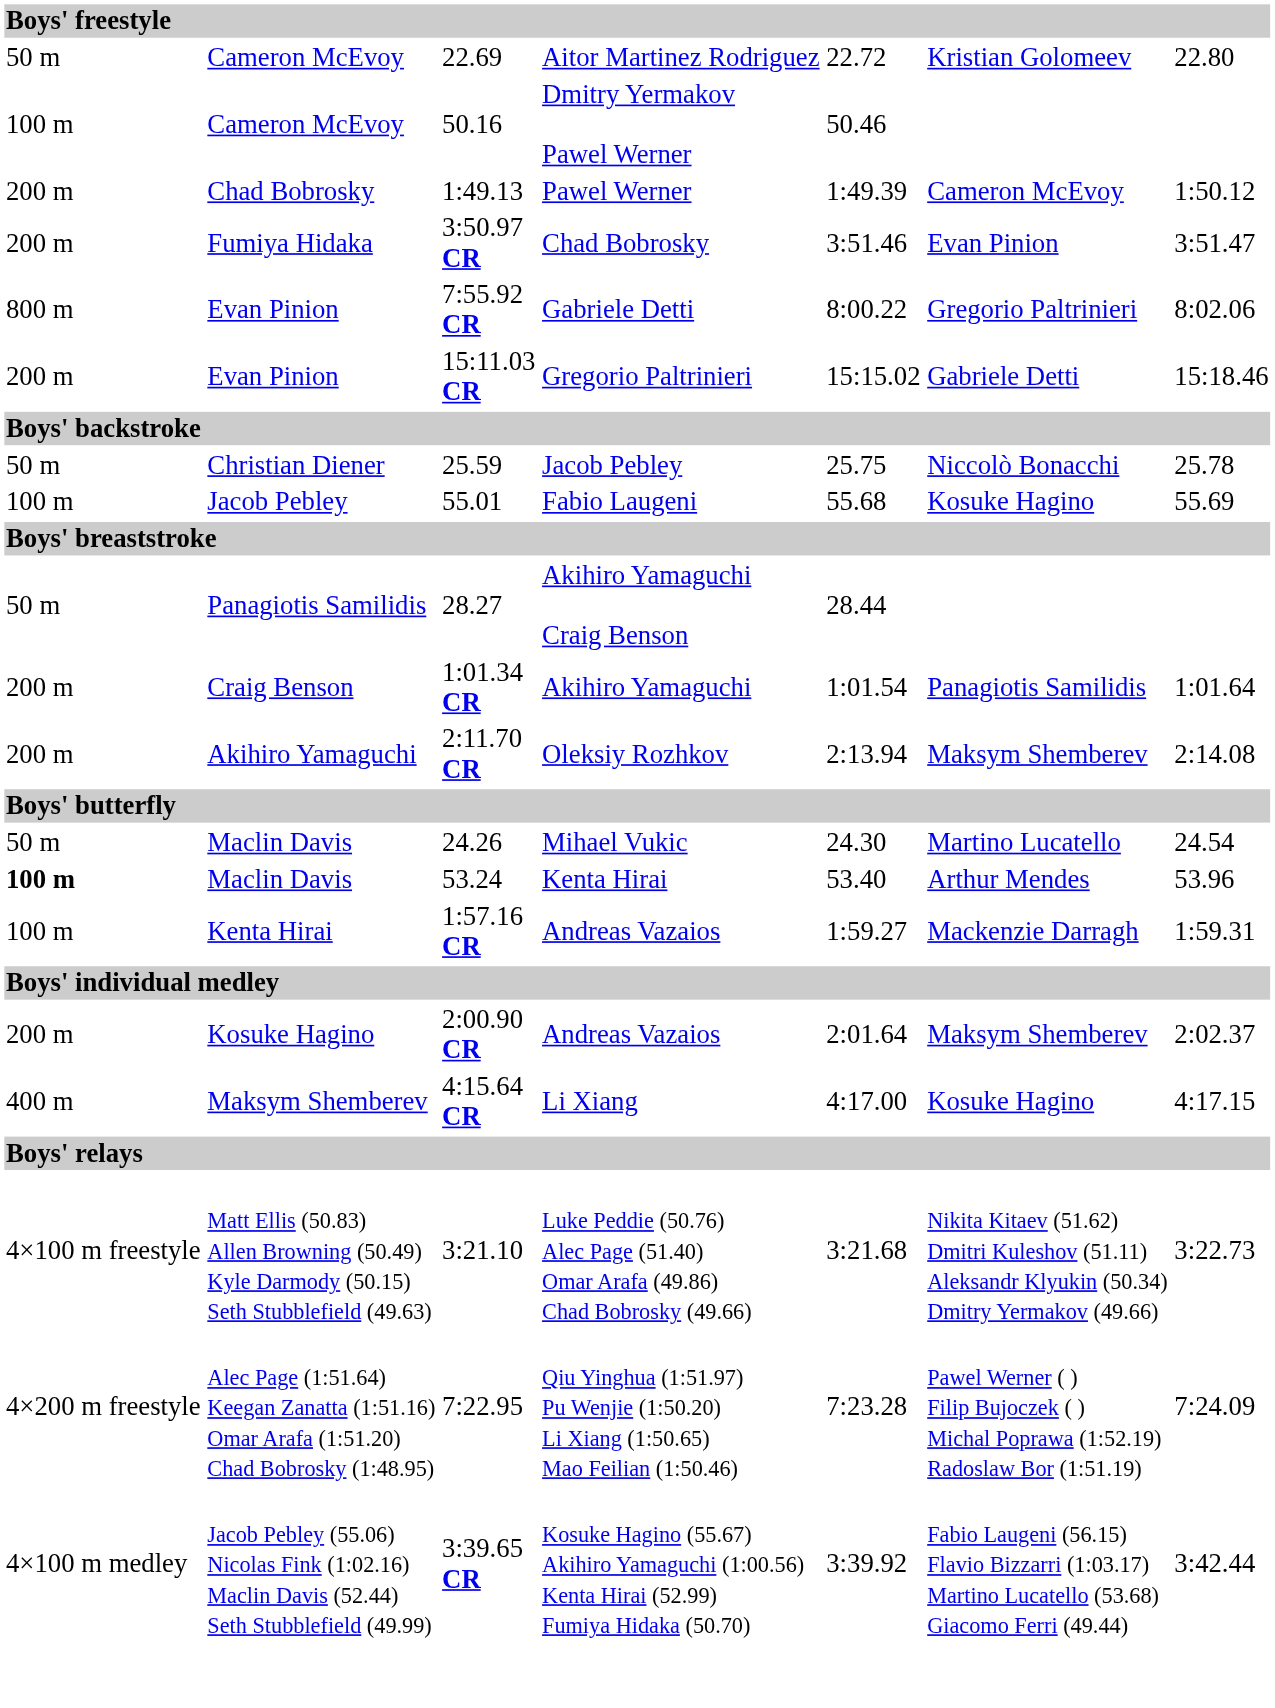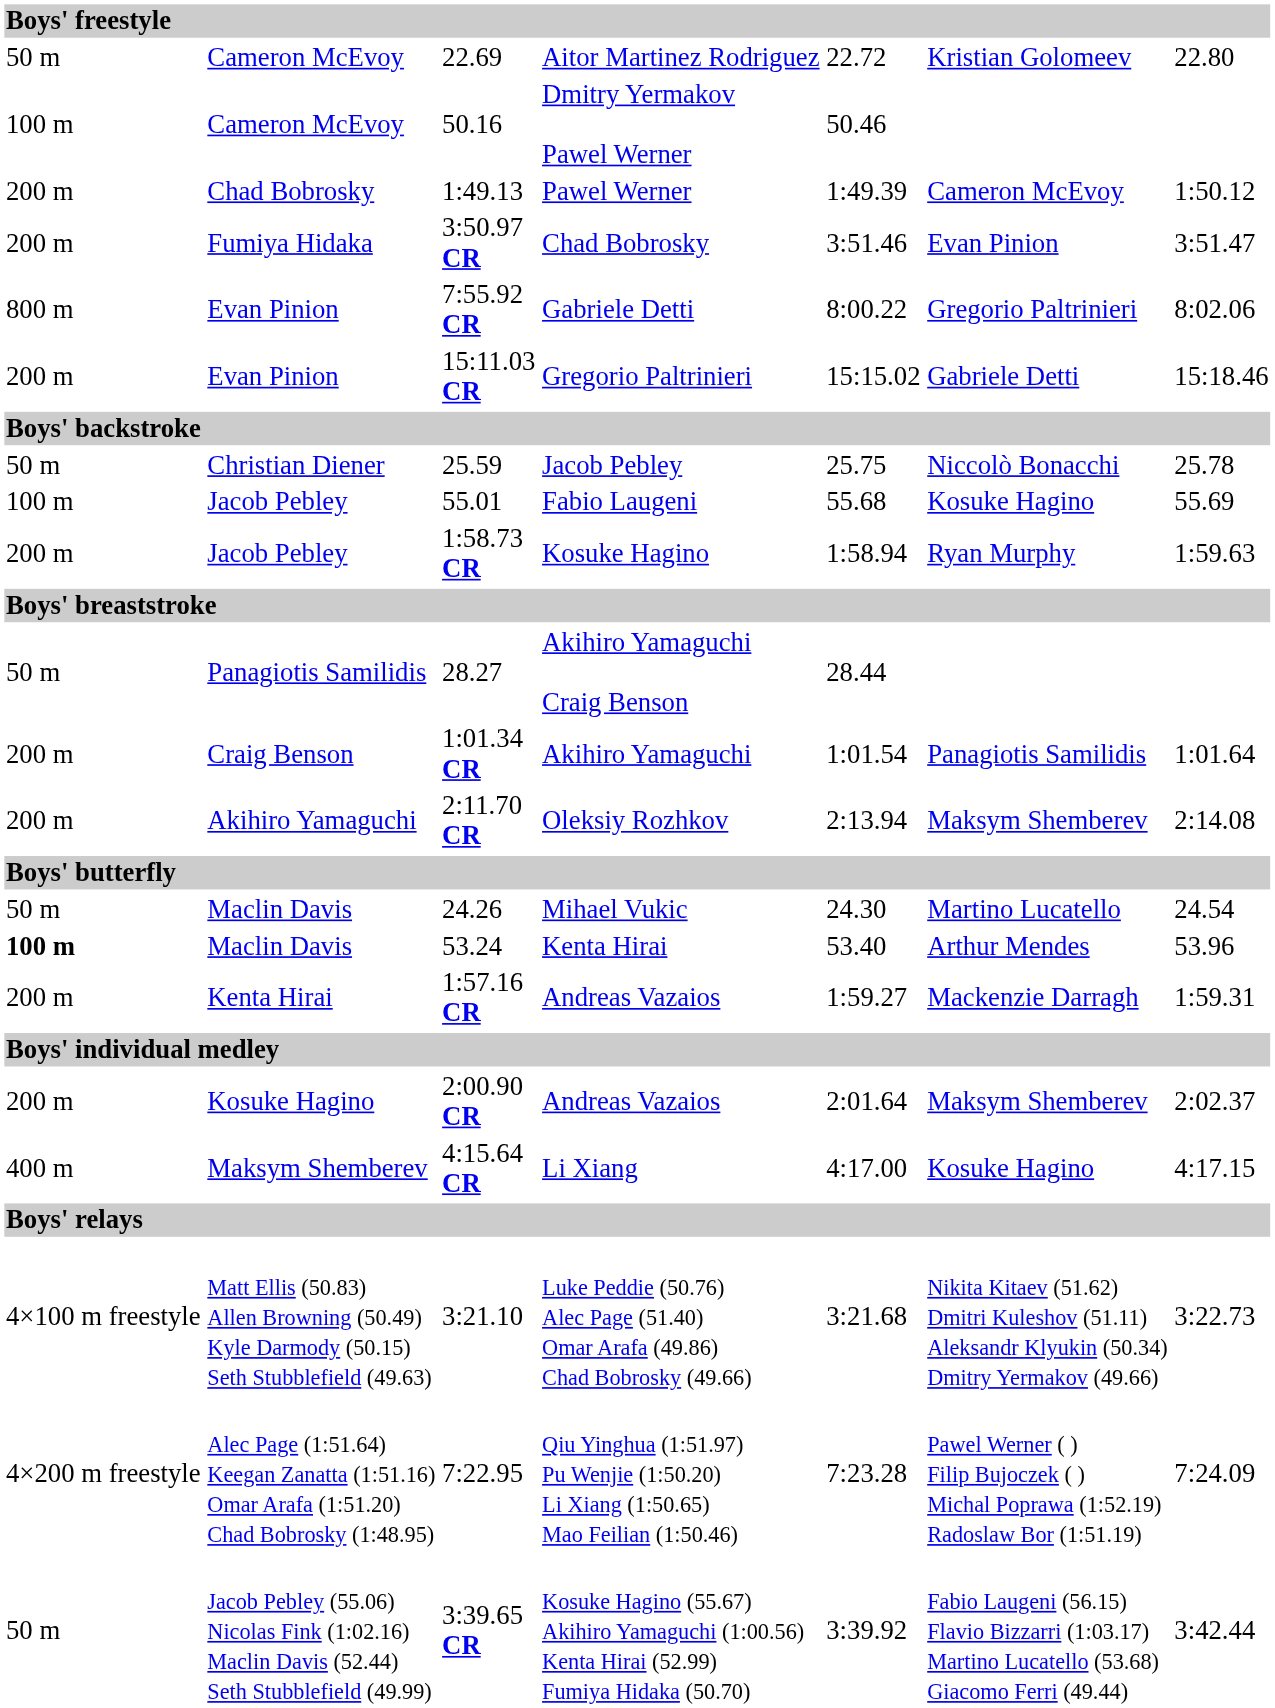+ row: (483, 553)
(40, 930) 100 m -> (40, 997) 200 m
(97, 1563) 4×100 m medley -> (33, 1630) 50 m
